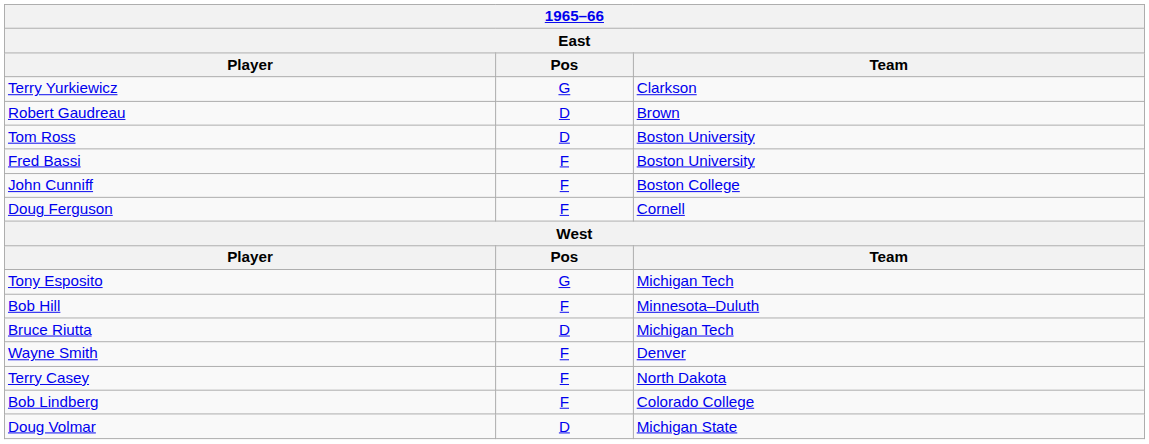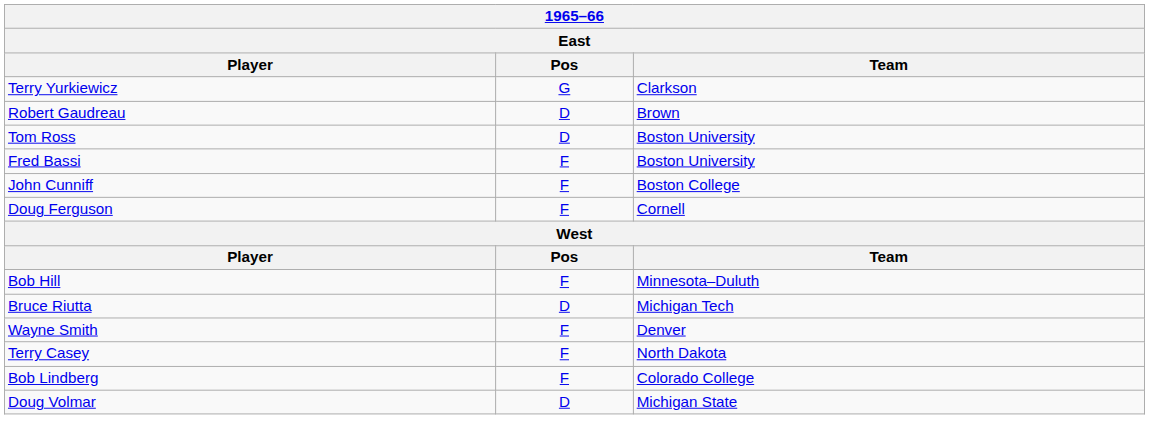- row: (55, 281)
